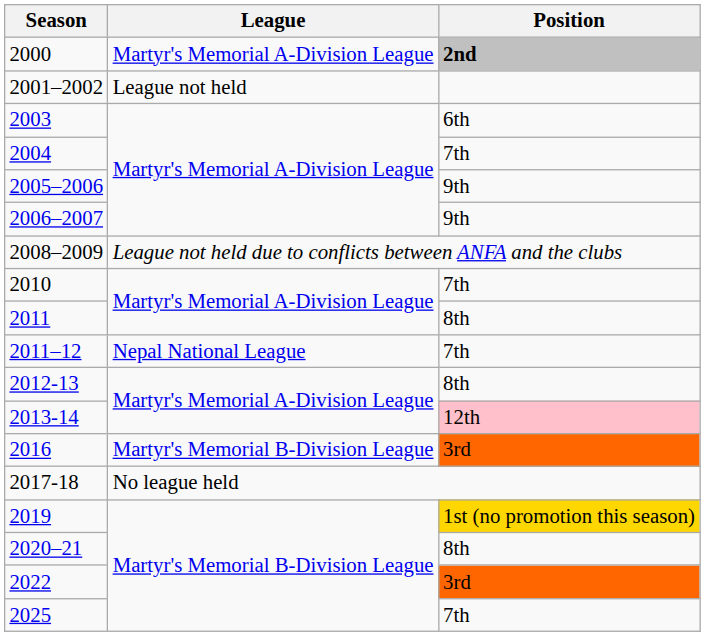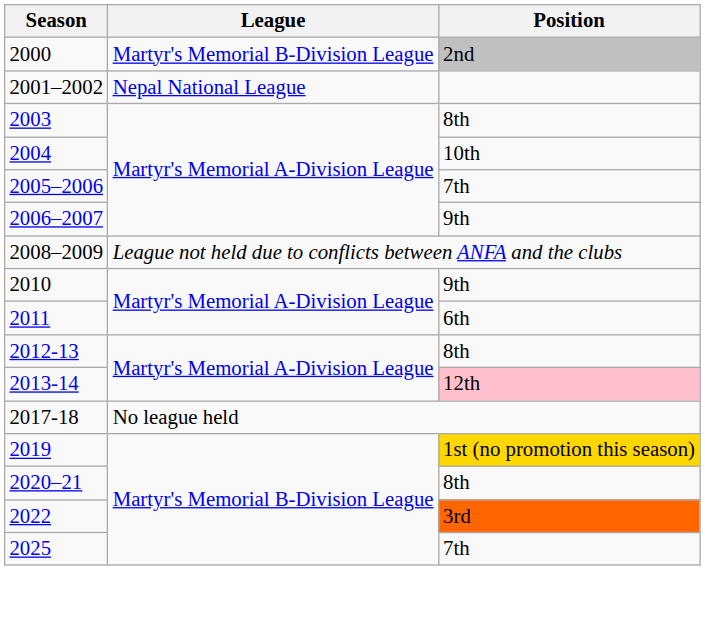(273, 53) Martyr's Memorial A-Division League -> (273, 53) Martyr's Memorial B-Division League
(460, 53) bold -> (459, 53) normal
(180, 86) League not held -> (209, 86) Nepal National League
(456, 119) 6th -> (456, 119) 8th
(456, 152) 7th -> (462, 152) 10th
(456, 185) 9th -> (456, 185) 7th
(456, 284) 7th -> (456, 284) 9th
(456, 317) 8th -> (456, 317) 6th
- row: (45, 350)
- row: (30, 449)
